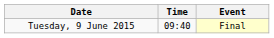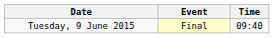columns swapped: (177, 12) <-> (232, 12)
